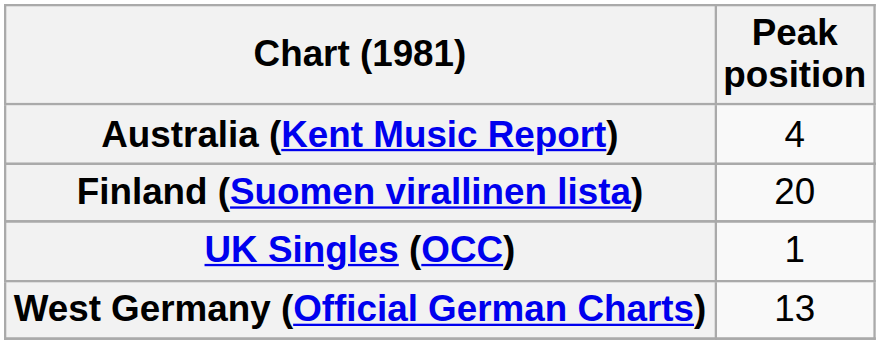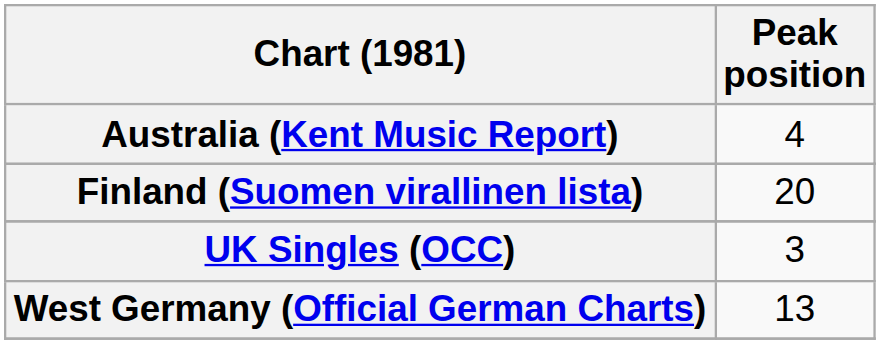(795, 250) 1 -> (795, 250) 3
